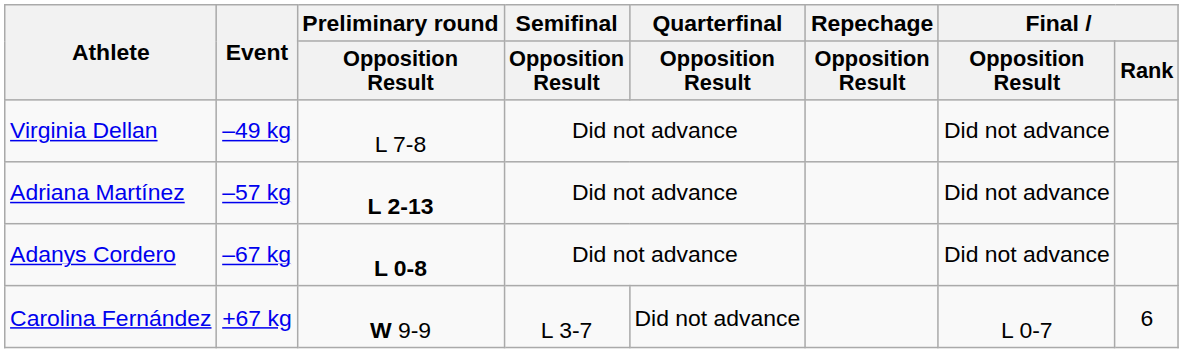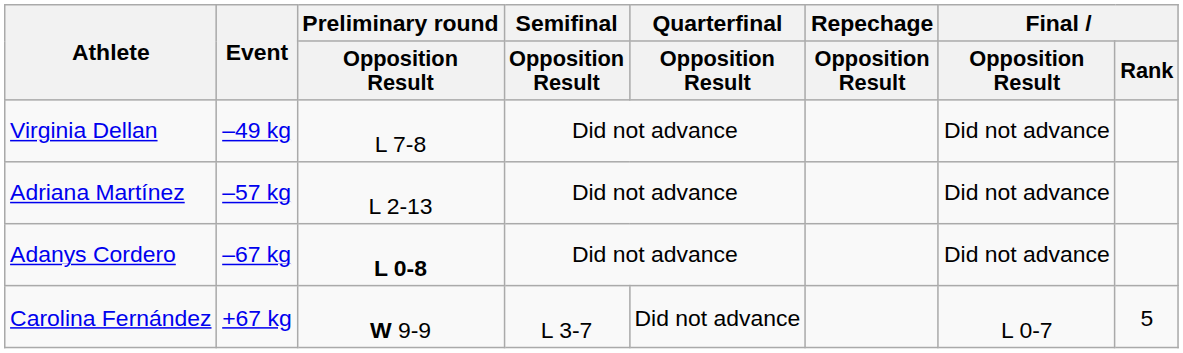(400, 206) bold -> (400, 206) normal
(1147, 317) 6 -> (1147, 317) 5
